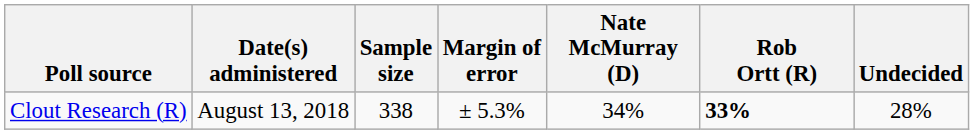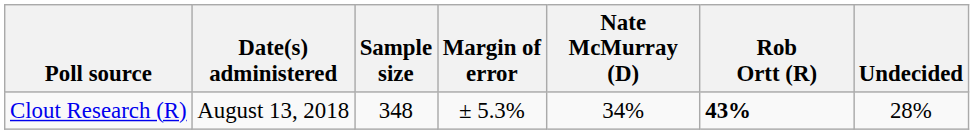(396, 110) 338 -> (396, 110) 348
(728, 110) 33% -> (728, 110) 43%
